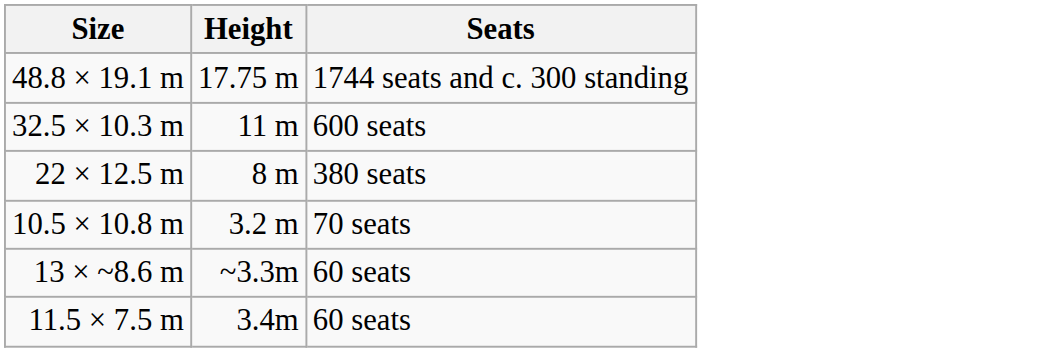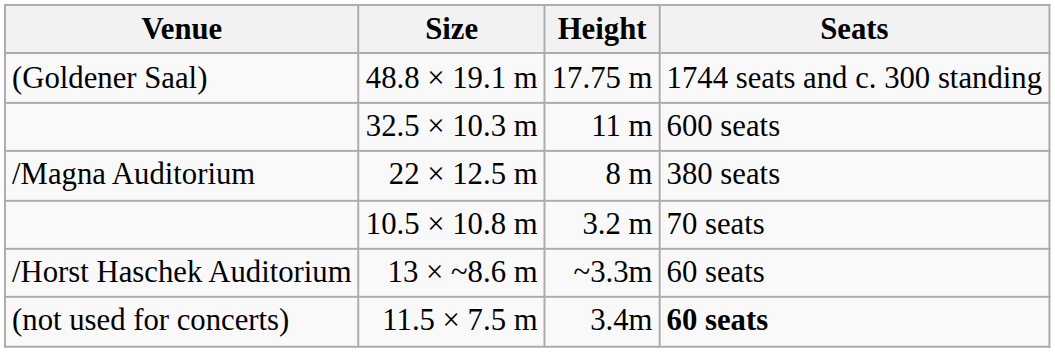+ column: (182, 28)
(362, 321) normal -> (717, 321) bold
